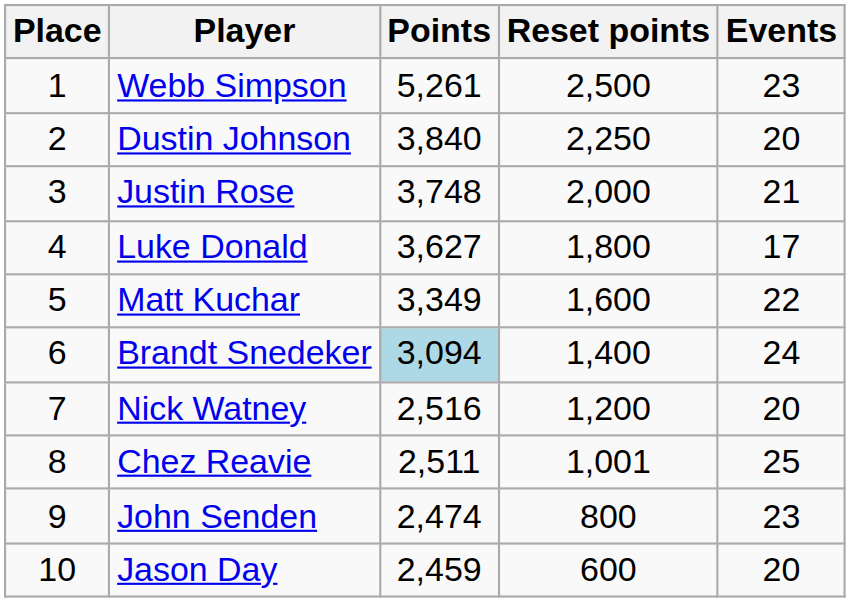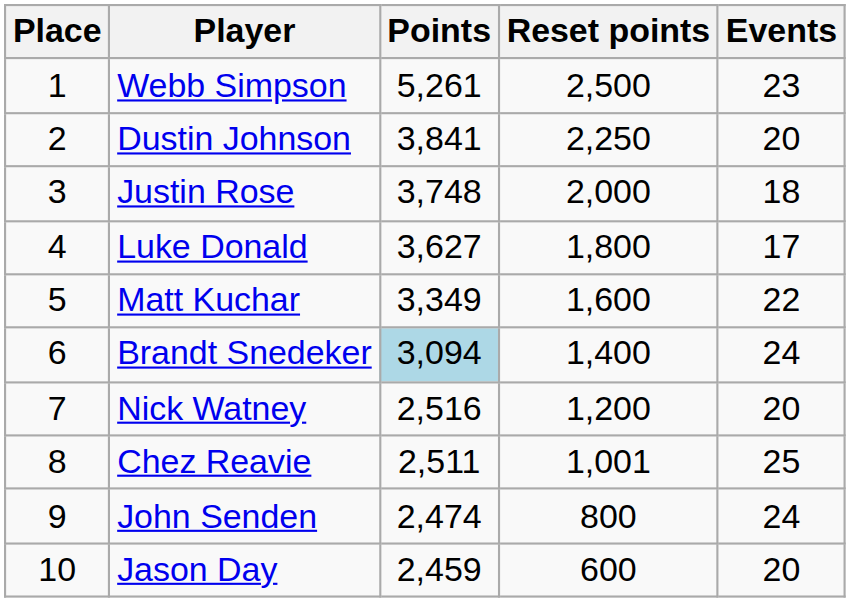(439, 138) 3,840 -> (439, 138) 3,841
(781, 192) 21 -> (781, 192) 18
(781, 515) 23 -> (781, 515) 24
